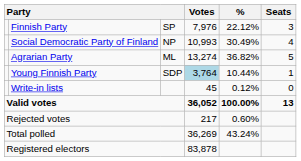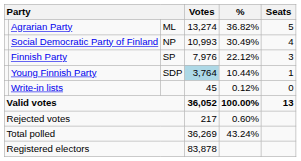rows swapped: (42, 57) <-> (39, 27)
